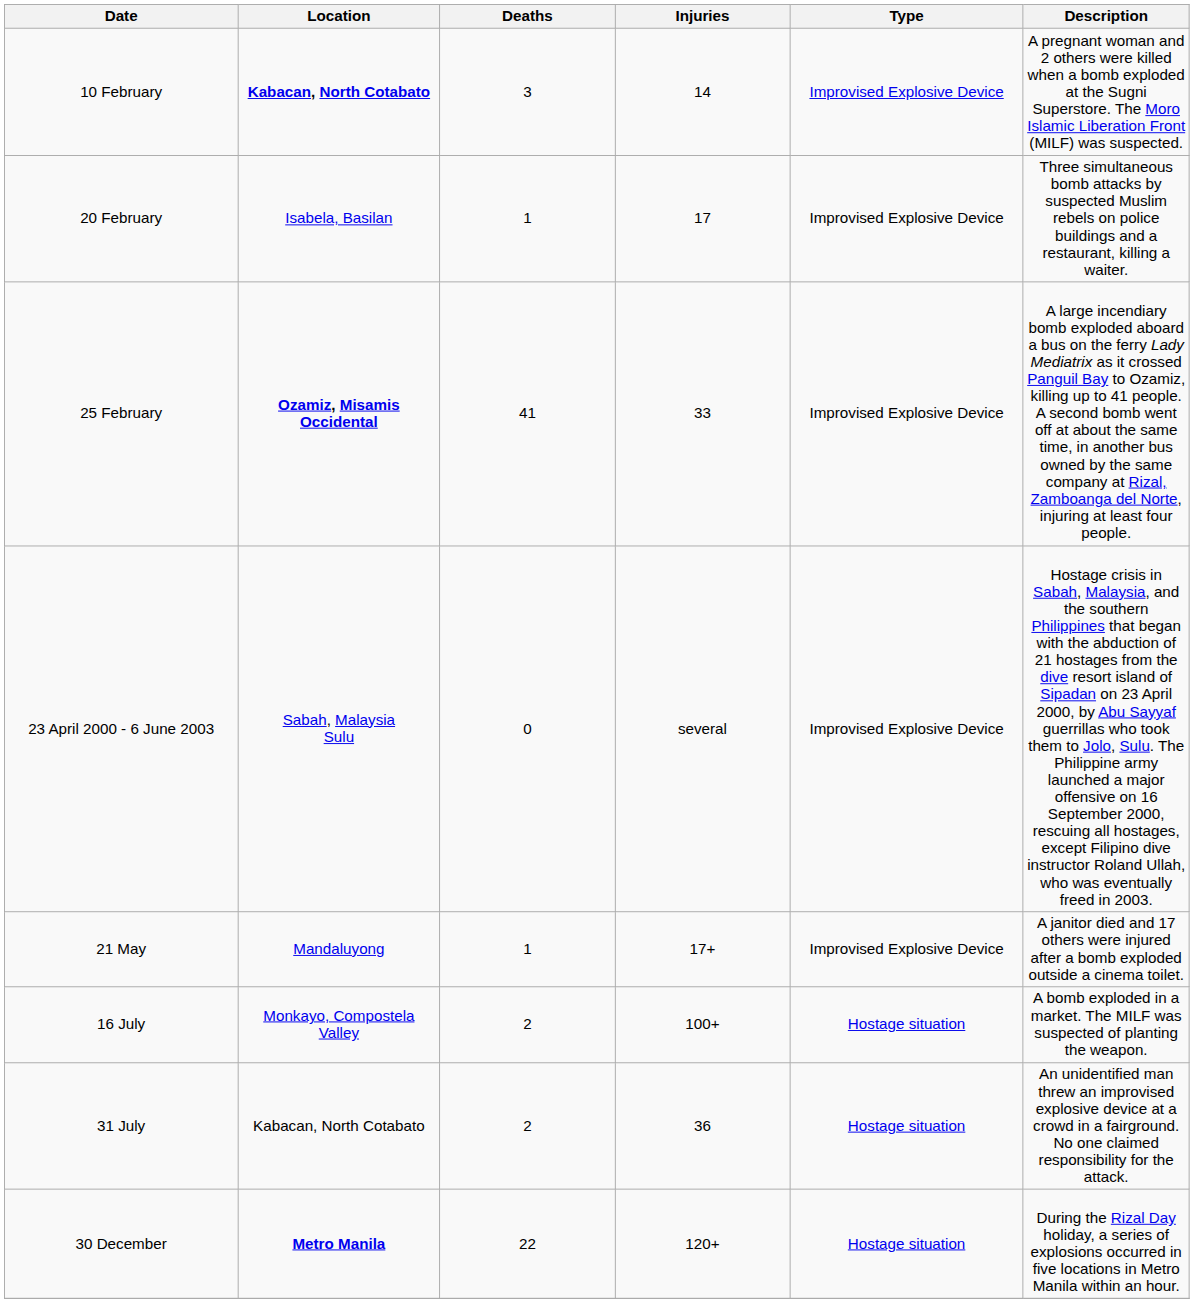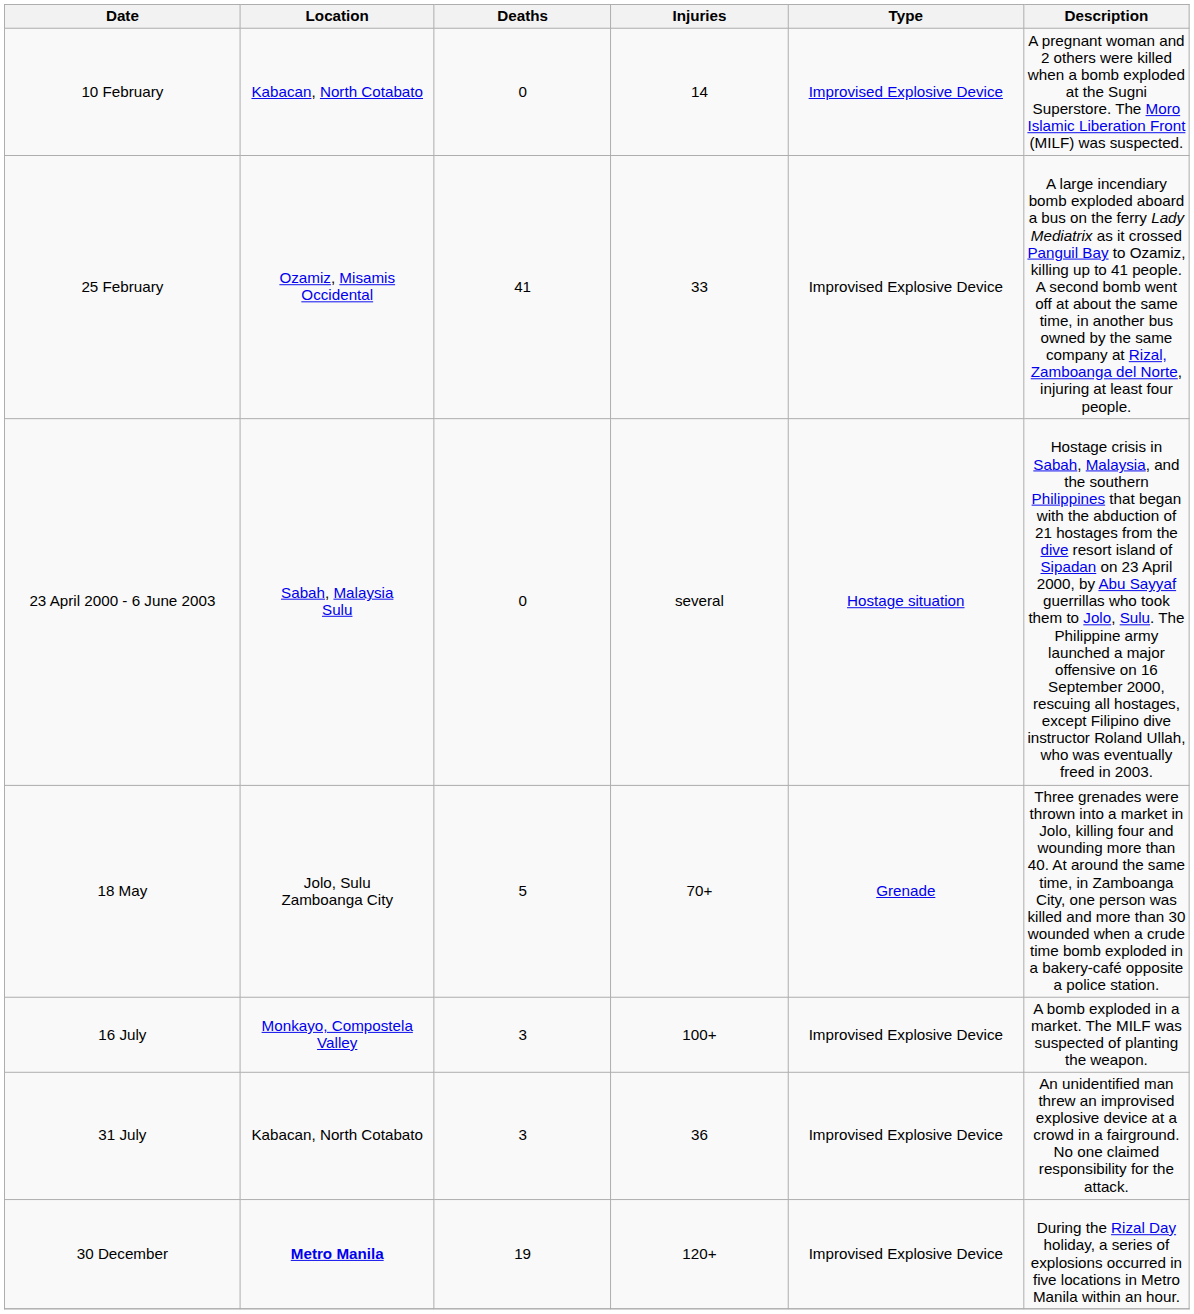(339, 91) bold -> (337, 91) normal
(527, 91) 3 -> (523, 91) 0
- row: (121, 218)
(339, 413) bold -> (337, 287) normal
(907, 728) Improvised Explosive Device -> (906, 601) Hostage situation
+ row: (122, 891)
- row: (121, 949)
(527, 1024) 2 -> (523, 1034) 3
(907, 1024) Hostage situation -> (906, 1034) Improvised Explosive Device
(527, 1125) 2 -> (523, 1135) 3
(907, 1125) Hostage situation -> (906, 1135) Improvised Explosive Device
(527, 1243) 22 -> (523, 1254) 19
(907, 1243) Hostage situation -> (906, 1254) Improvised Explosive Device
